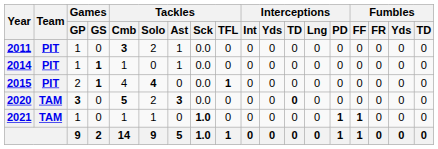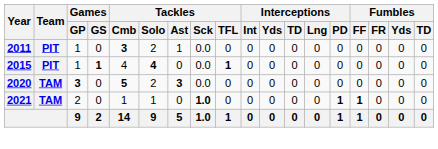- row: (19, 65)
(78, 83) 2 -> (78, 65) 1
(295, 100) bold -> (295, 83) normal
(78, 118) 1 -> (78, 100) 2
